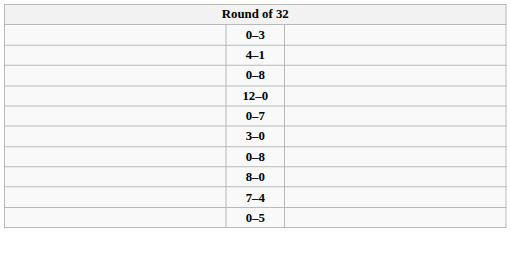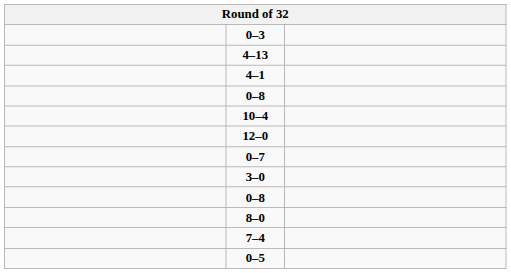+ row: (115, 55)
+ row: (115, 116)
